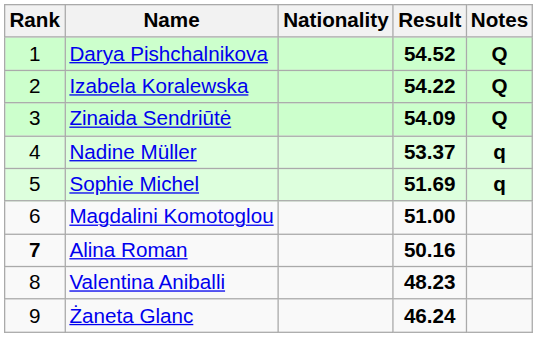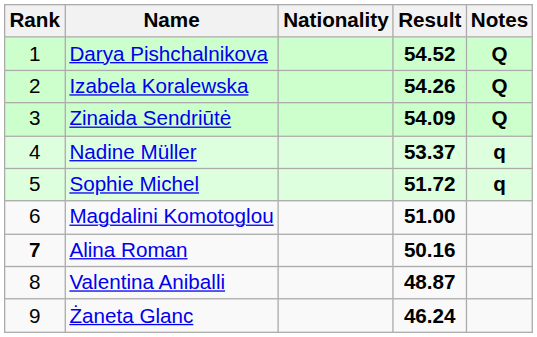(430, 86) 54.22 -> (430, 86) 54.26
(430, 184) 51.69 -> (430, 184) 51.72
(430, 282) 48.23 -> (430, 282) 48.87
